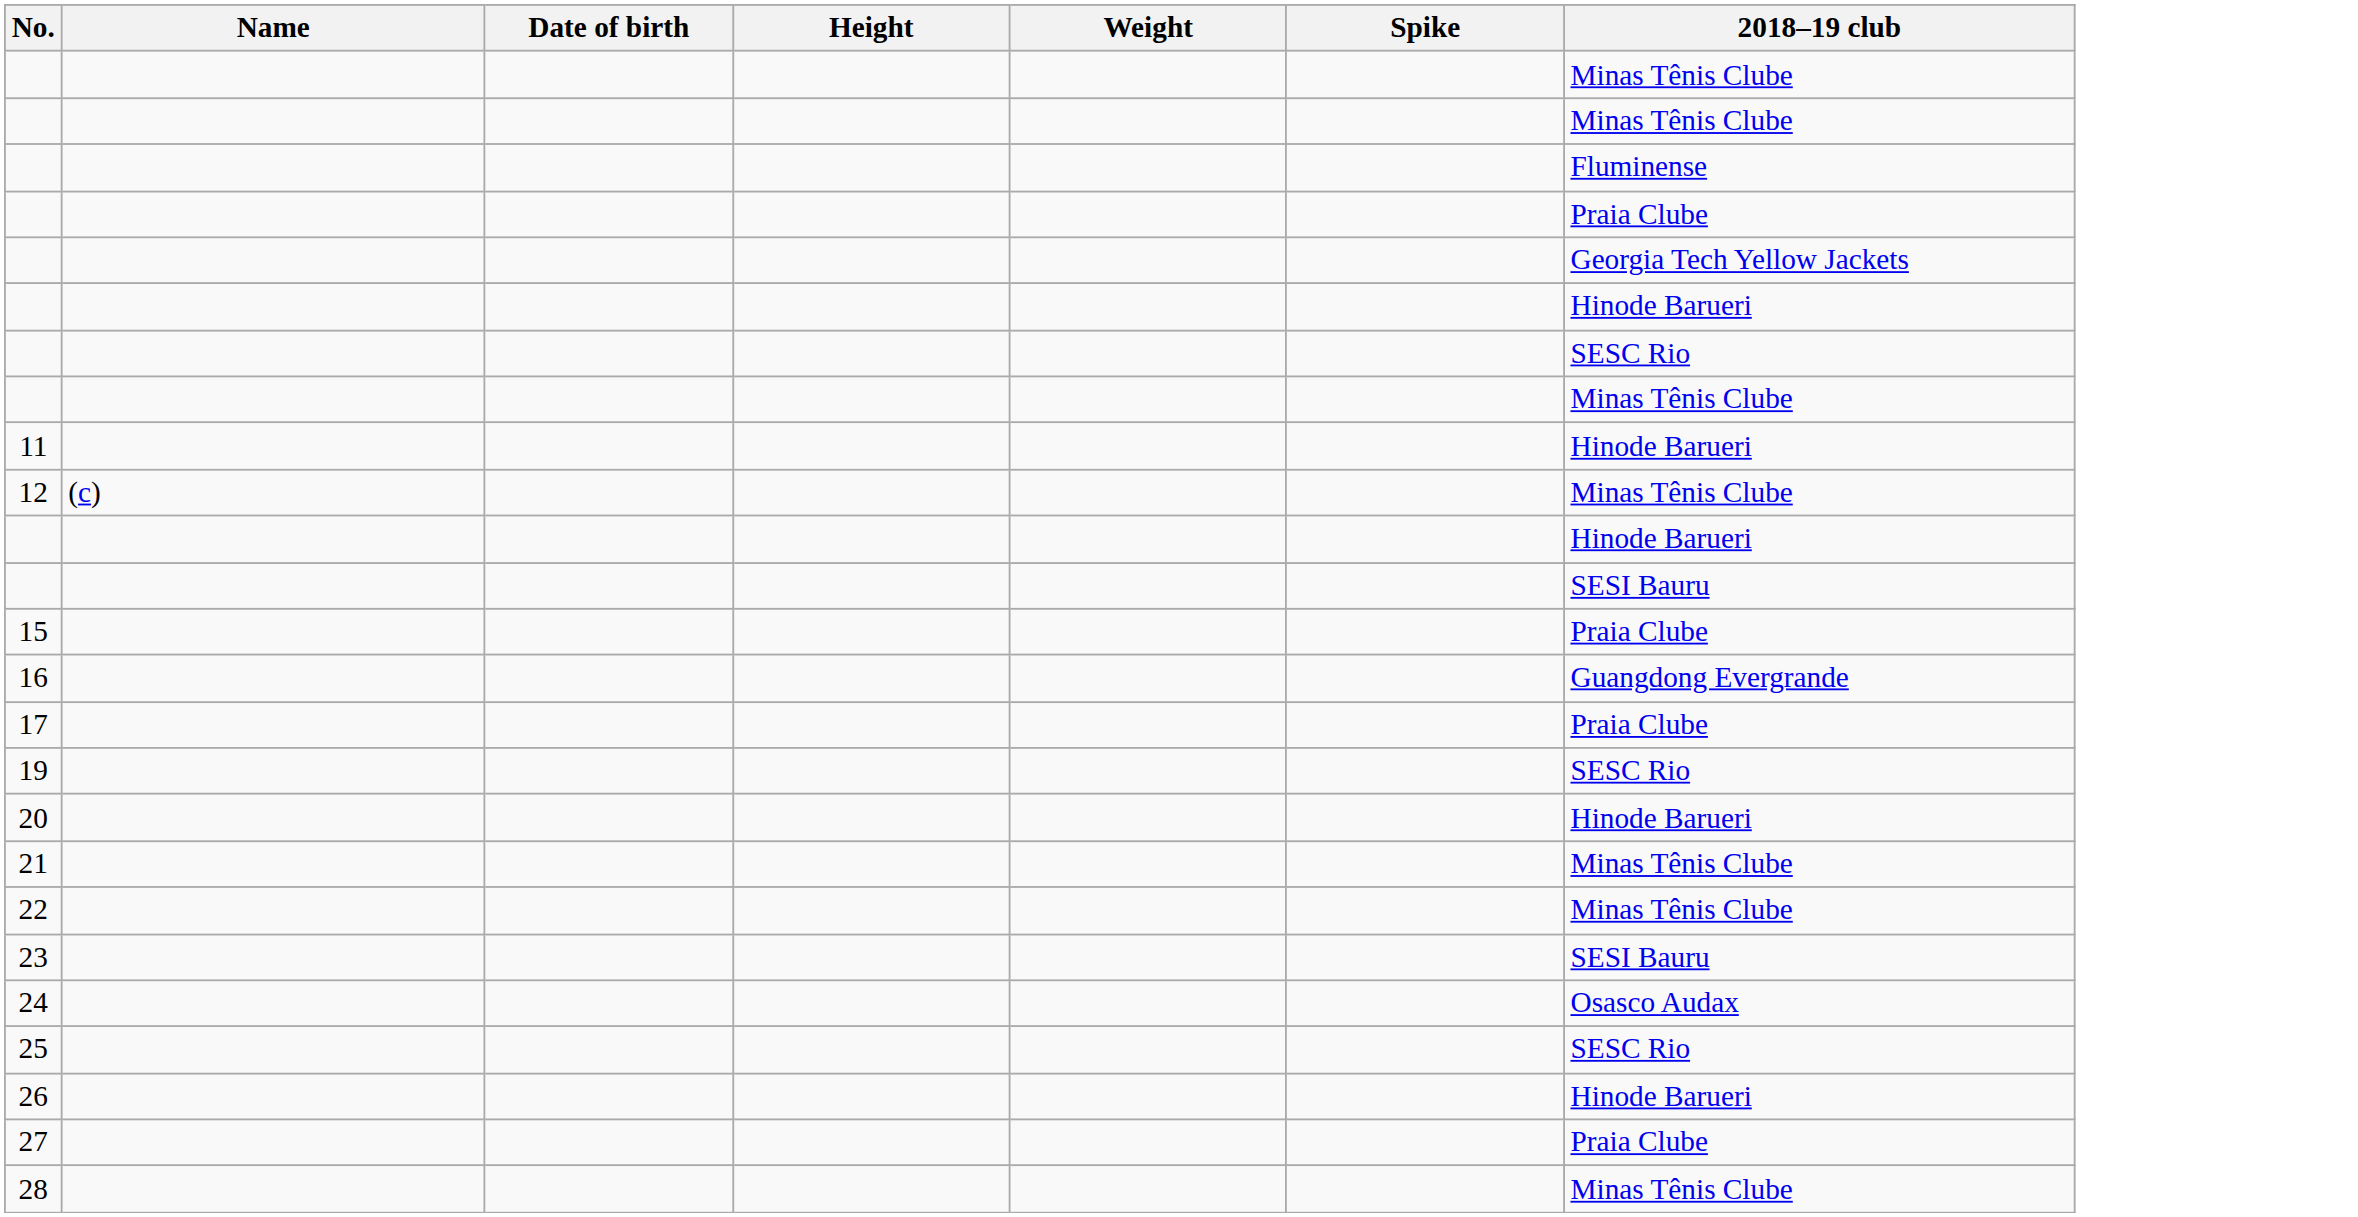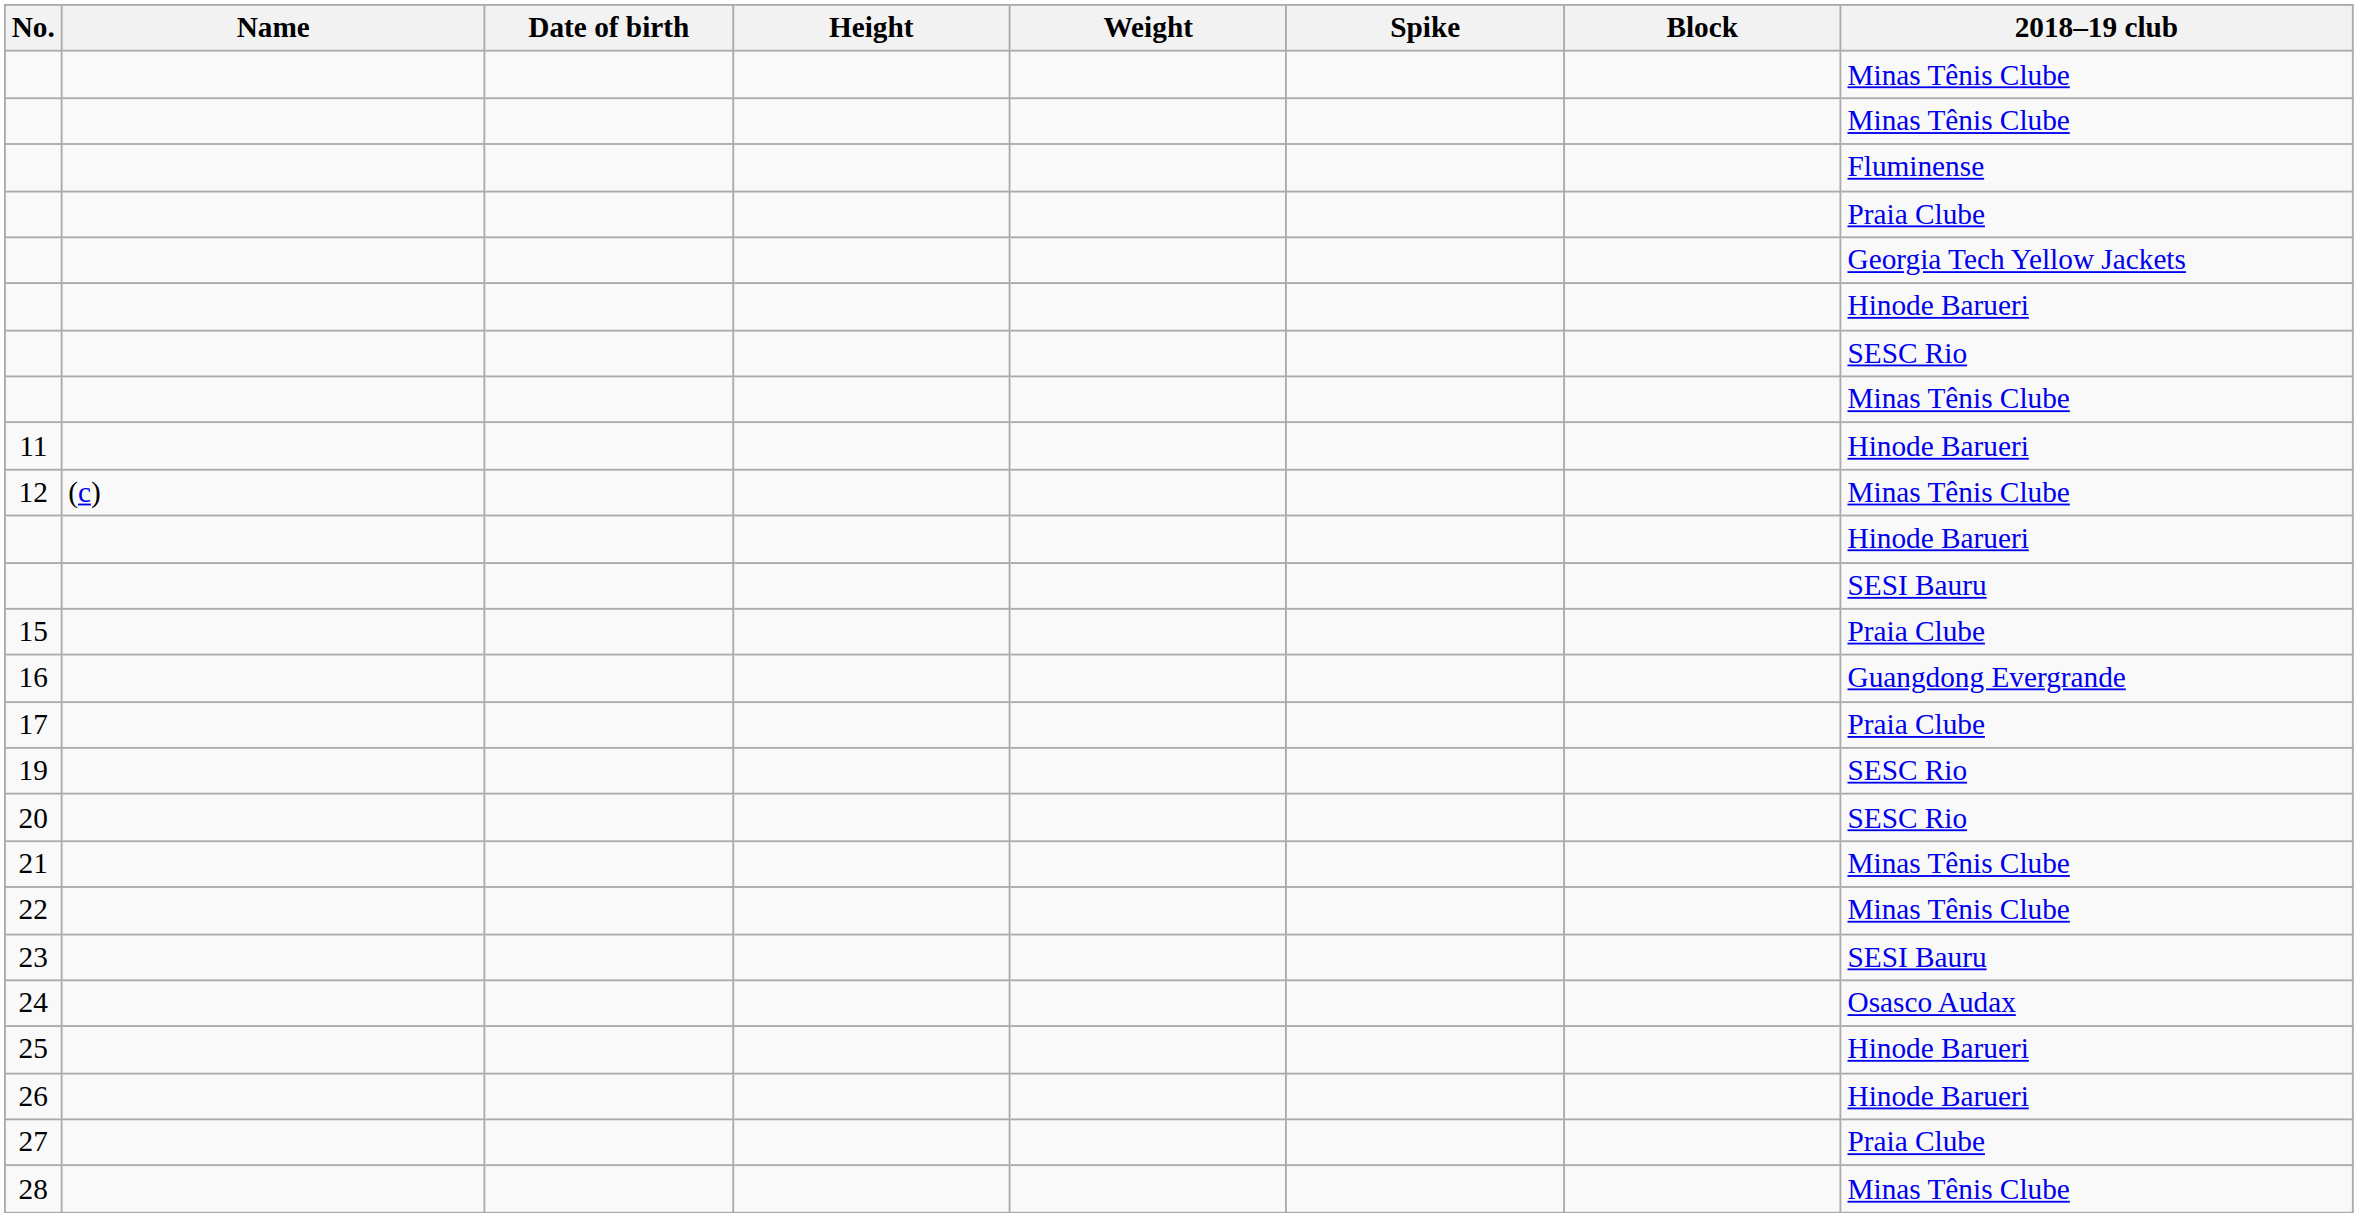+ column: (1702, 27)
(1661, 817) Hinode Barueri -> (1907, 817) SESC Rio
(1630, 1049) SESC Rio -> (1938, 1049) Hinode Barueri
